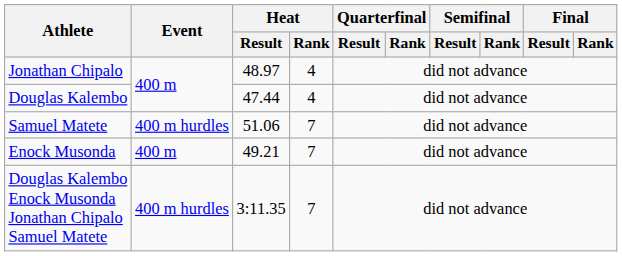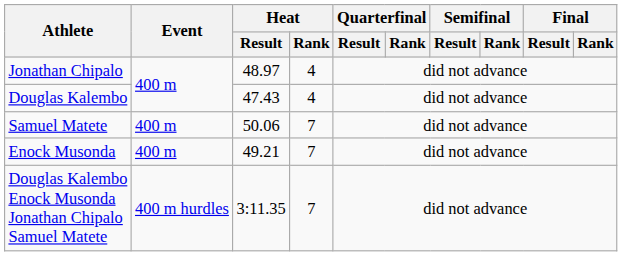(261, 98) 47.44 -> (261, 98) 47.43
(182, 125) 400 m hurdles -> (156, 125) 400 m
(261, 125) 51.06 -> (261, 125) 50.06
